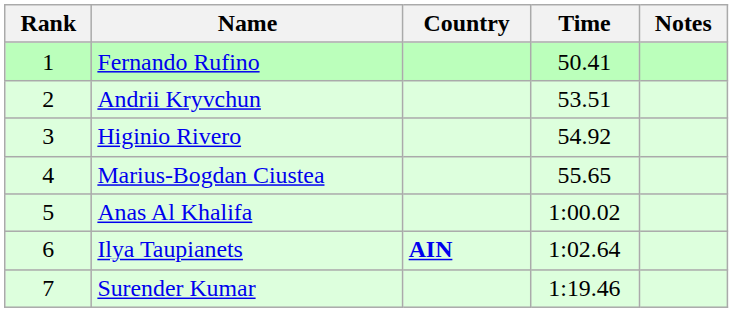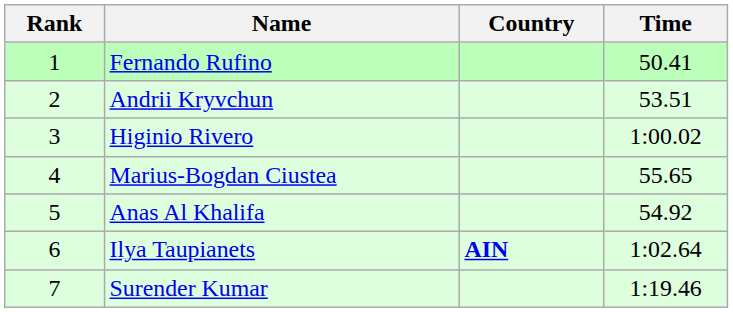- column: (683, 23)
(584, 136) 54.92 -> (666, 136) 1:00.02
(584, 212) 1:00.02 -> (666, 212) 54.92
